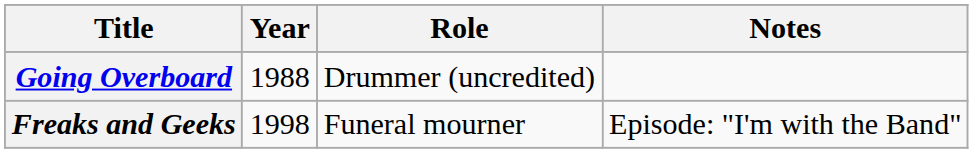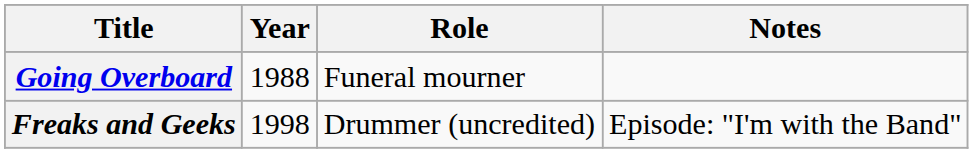(459, 76) Drummer (uncredited) -> (424, 76) Funeral mourner
(424, 123) Funeral mourner -> (459, 123) Drummer (uncredited)
